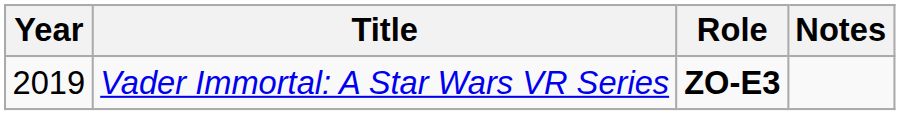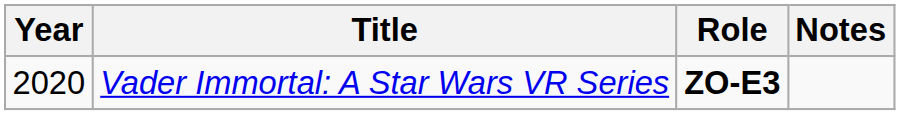(49, 82) 2019 -> (49, 82) 2020
